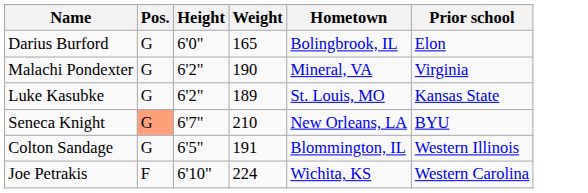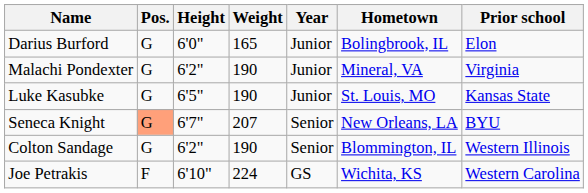+ column: (312, 17)
(190, 95) 6'2" -> (190, 95) 6'5"
(245, 95) 189 -> (245, 95) 190
(245, 122) 210 -> (245, 122) 207
(190, 148) 6'5" -> (190, 148) 6'2"
(245, 148) 191 -> (245, 148) 190
